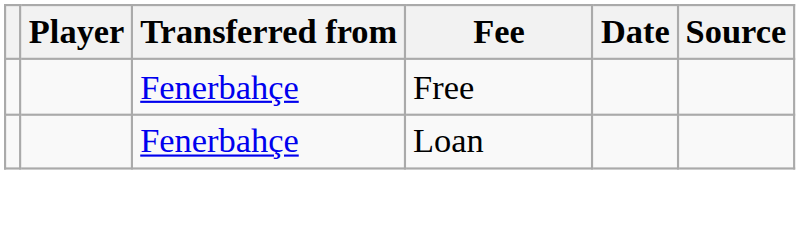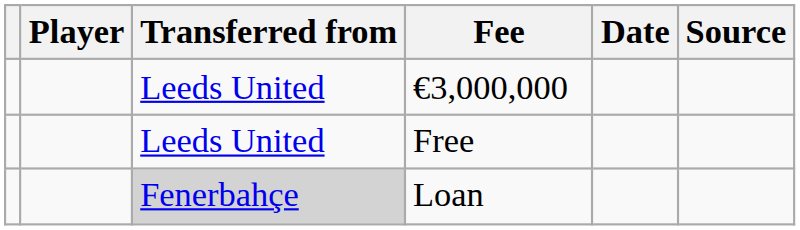+ row: (490, 86)
(219, 86) Fenerbahçe -> (232, 140) Leeds United
(219, 140) no background -> (219, 195) lightgrey background
